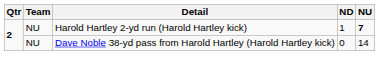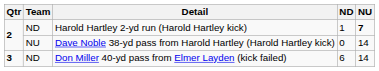(33, 27) NU -> (33, 27) ND
+ row: (171, 58)
